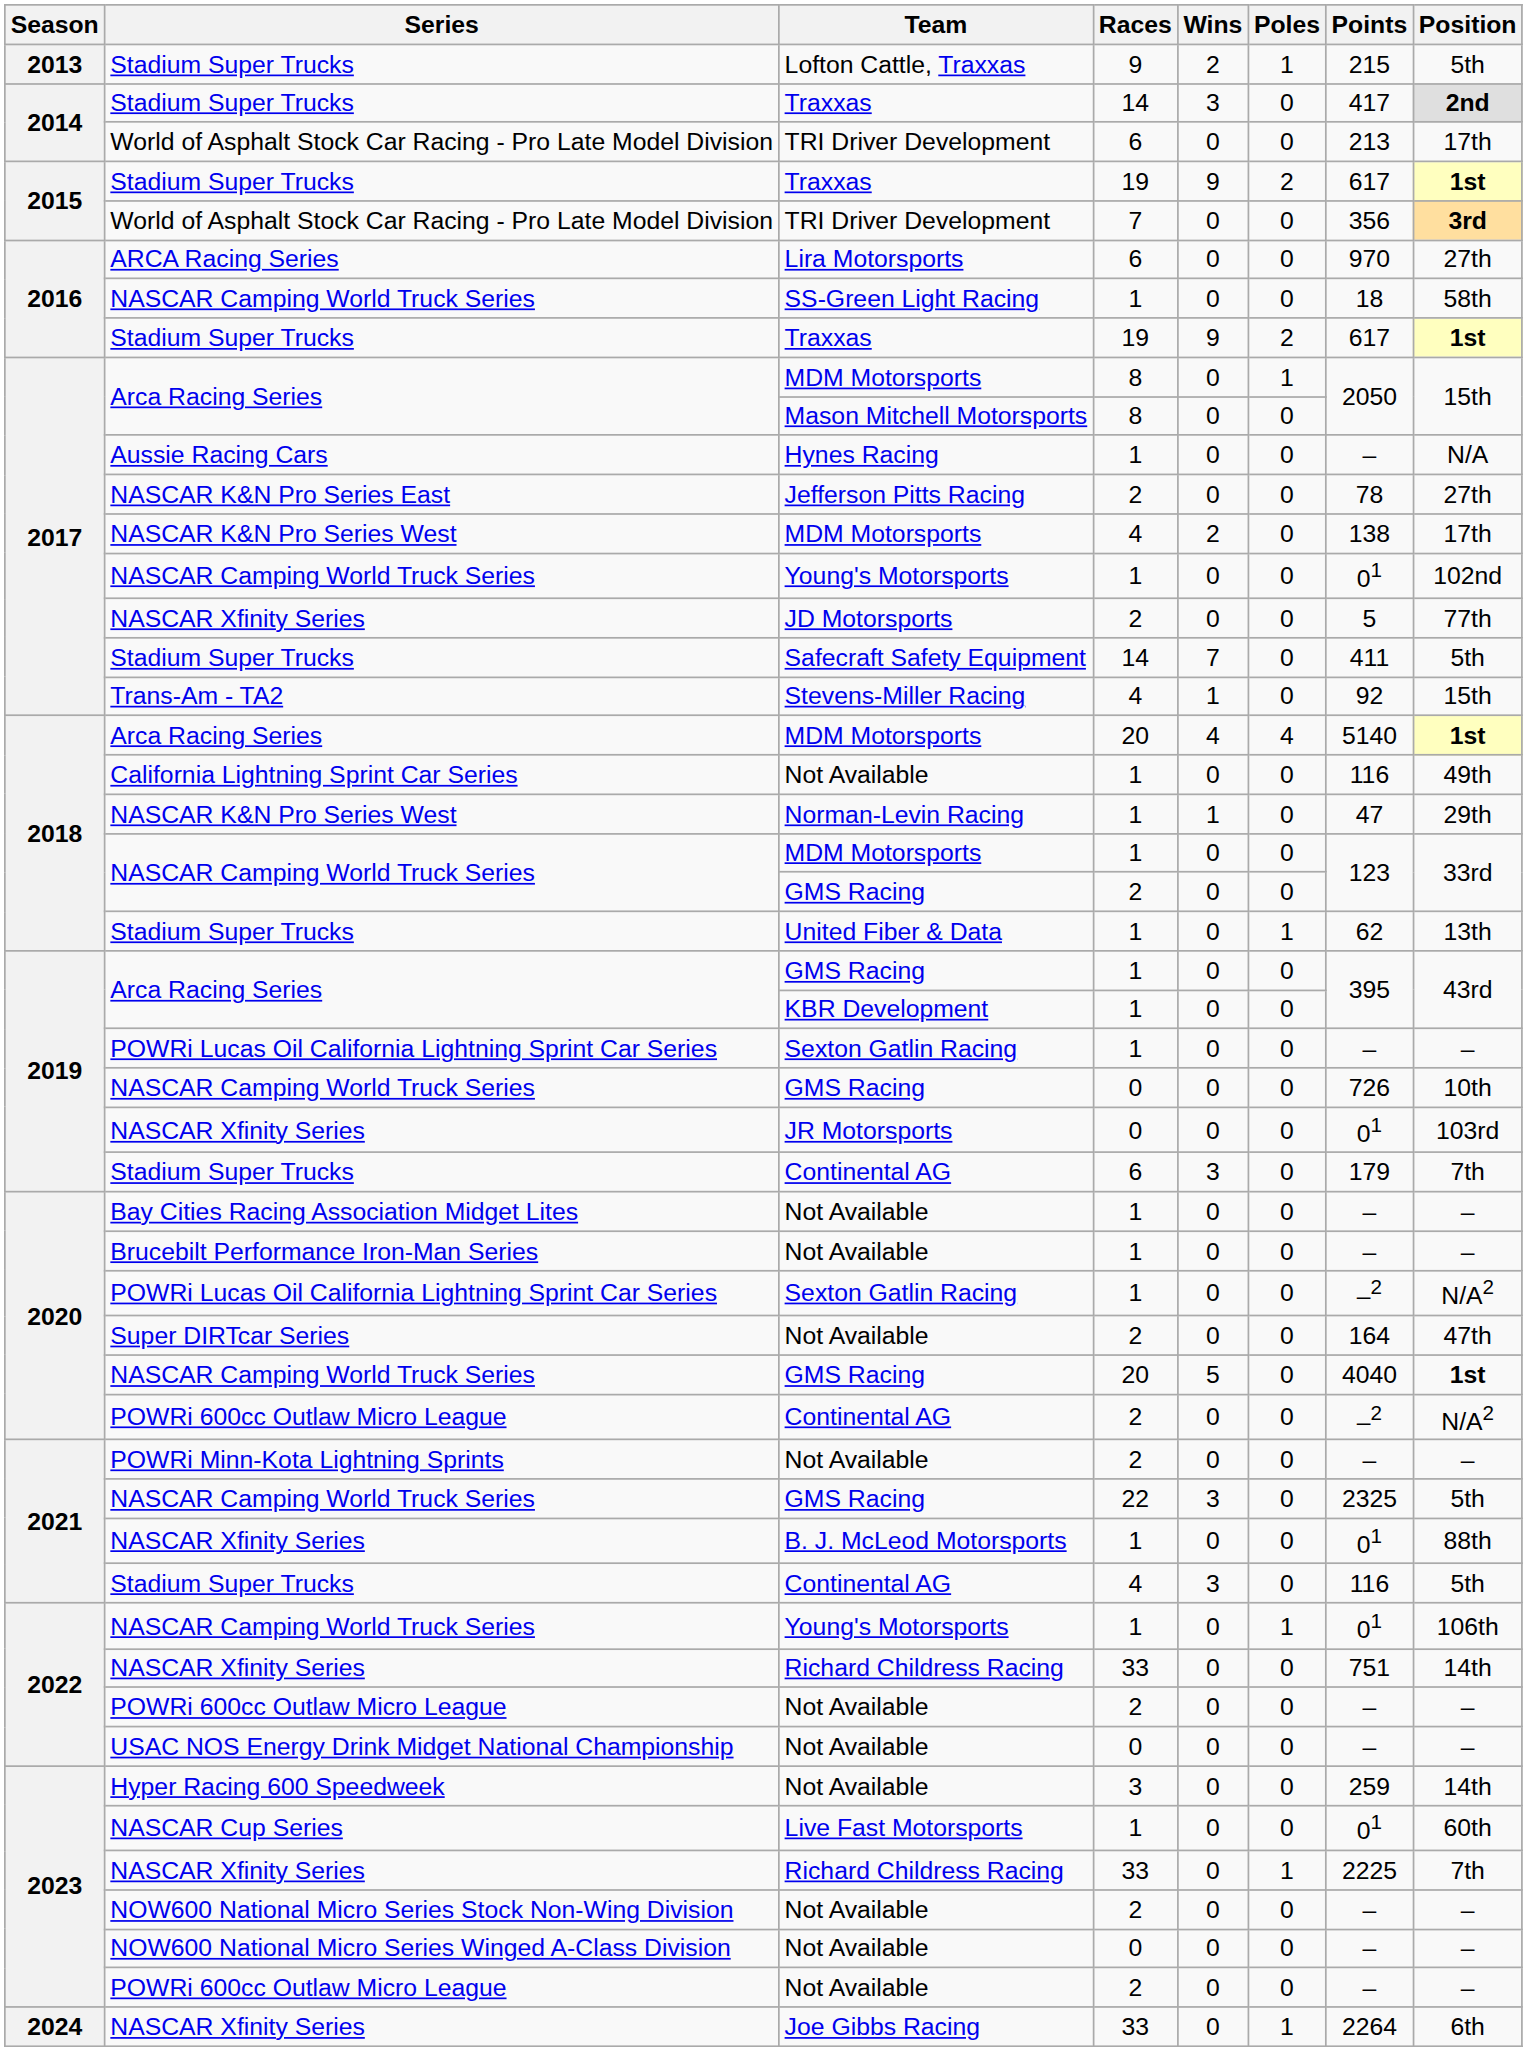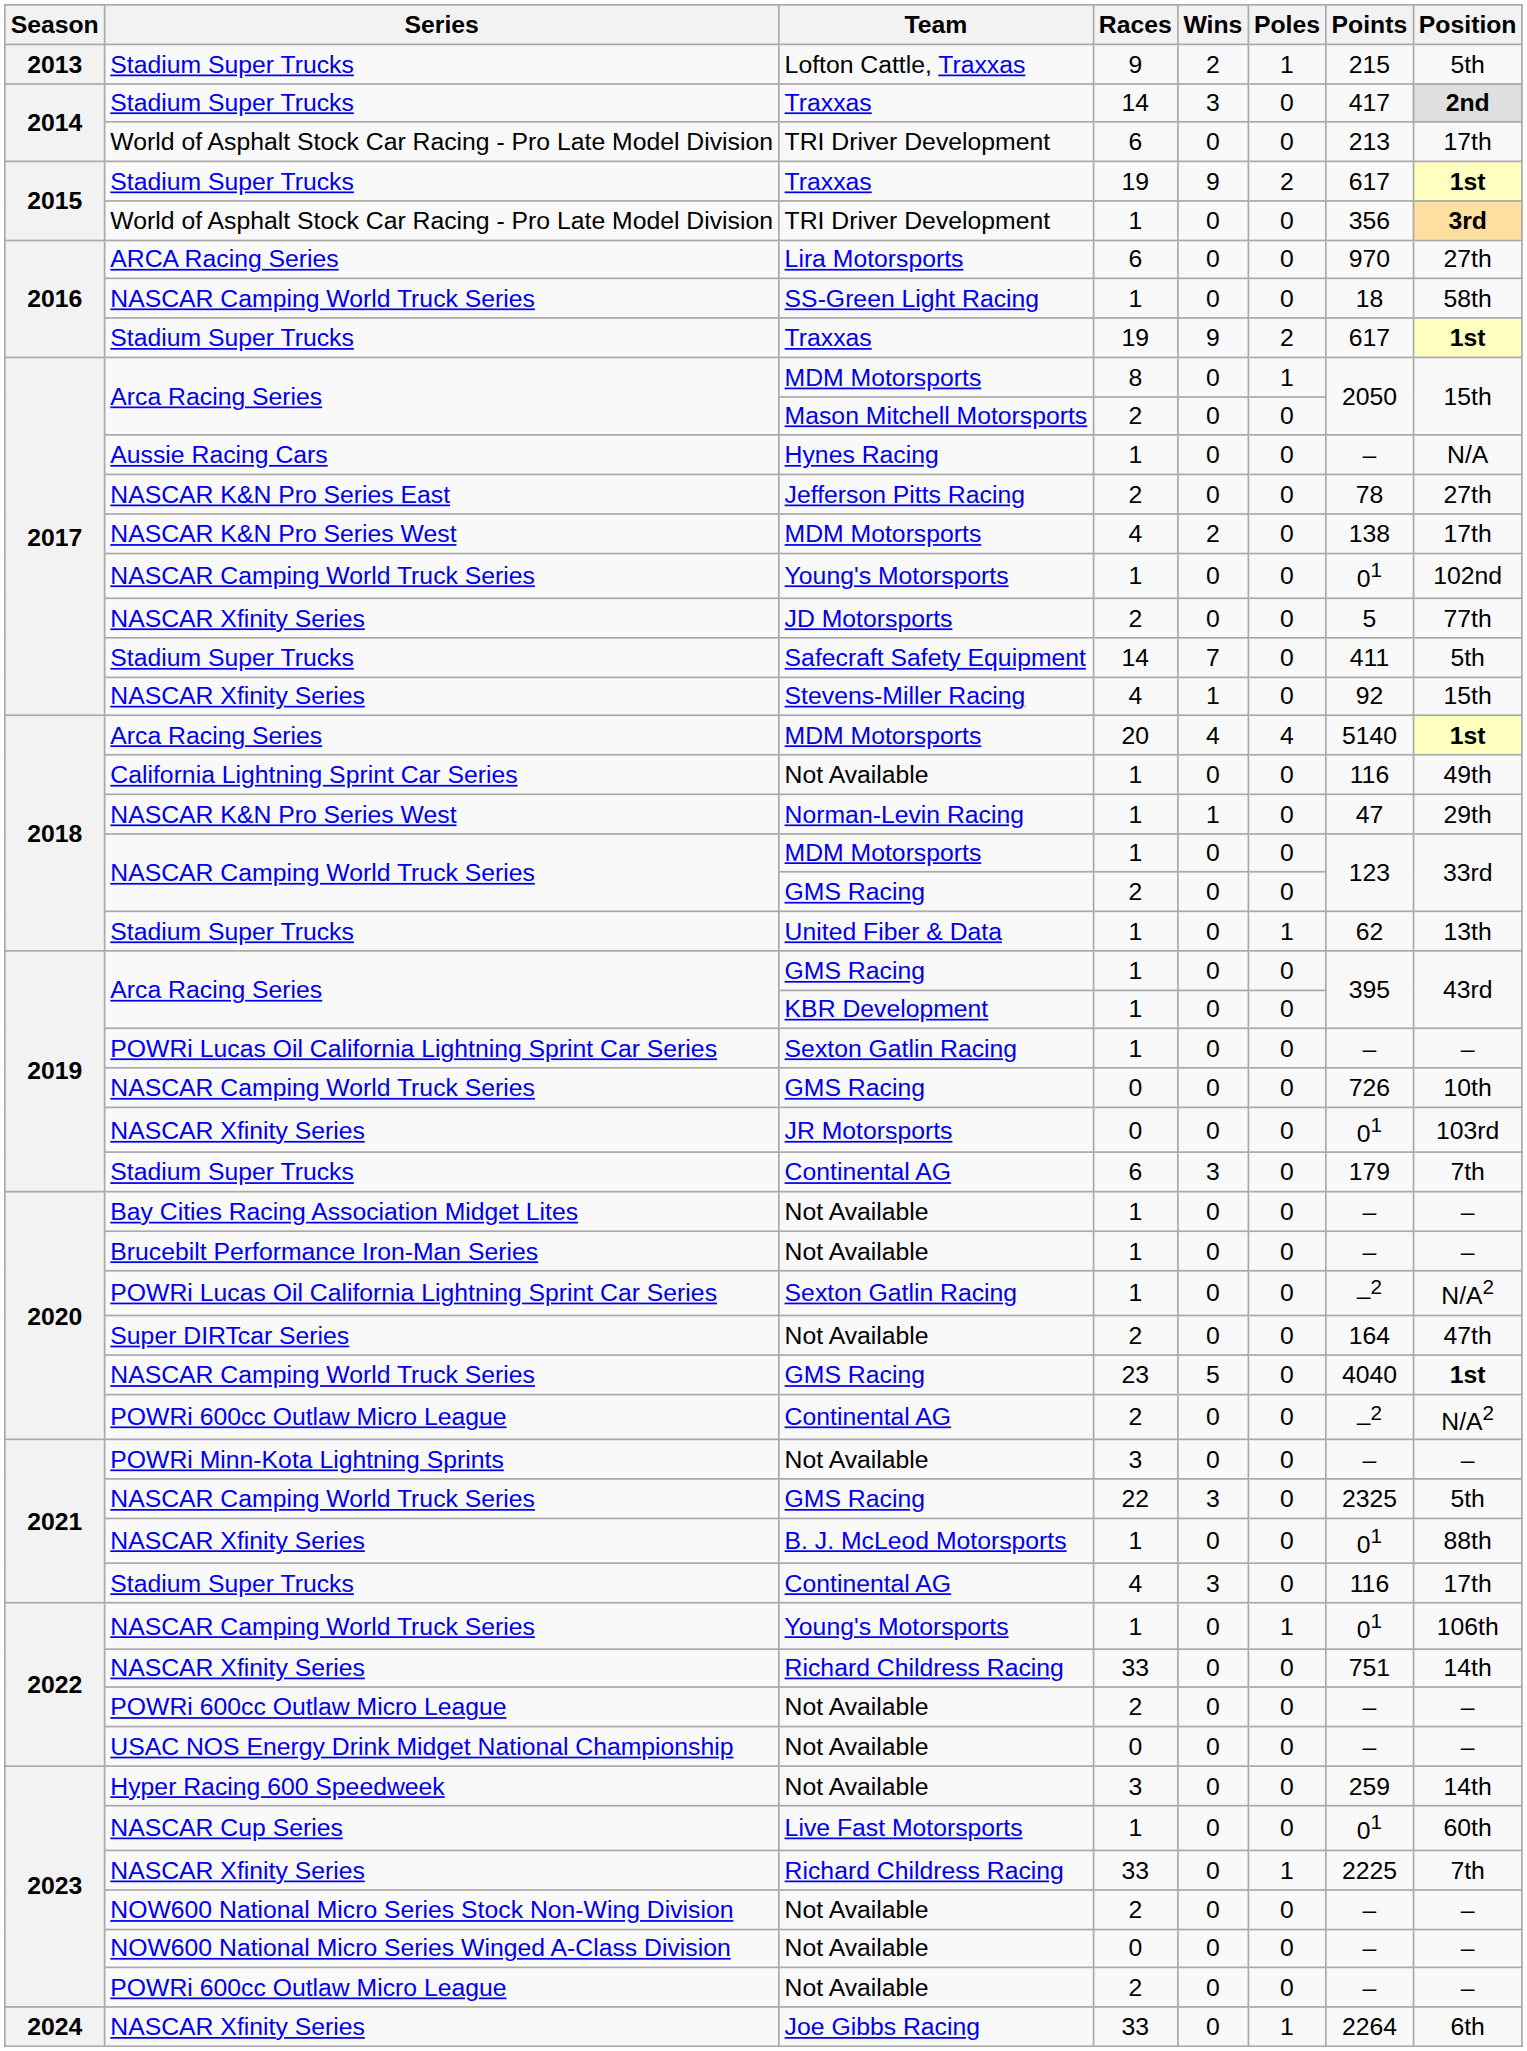(1135, 220) 7 -> (1135, 220) 1
(1135, 416) 8 -> (1135, 416) 2
(197, 697) Trans-Am - TA2 -> (238, 697) NASCAR Xfinity Series
(1135, 1375) 20 -> (1135, 1375) 23
(1135, 1460) 2 -> (1135, 1460) 3
(1468, 1584) 5th -> (1468, 1584) 17th
